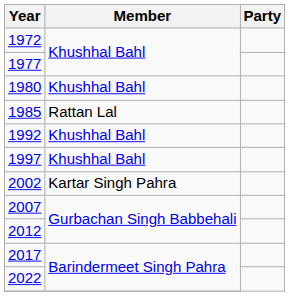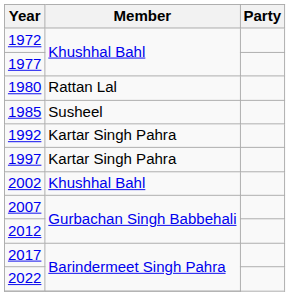(97, 87) Khushhal Bahl -> (83, 87) Rattan Lal
(83, 111) Rattan Lal -> (76, 111) Susheel
(97, 135) Khushhal Bahl -> (112, 135) Kartar Singh Pahra
(97, 159) Khushhal Bahl -> (112, 159) Kartar Singh Pahra
(112, 183) Kartar Singh Pahra -> (97, 183) Khushhal Bahl
